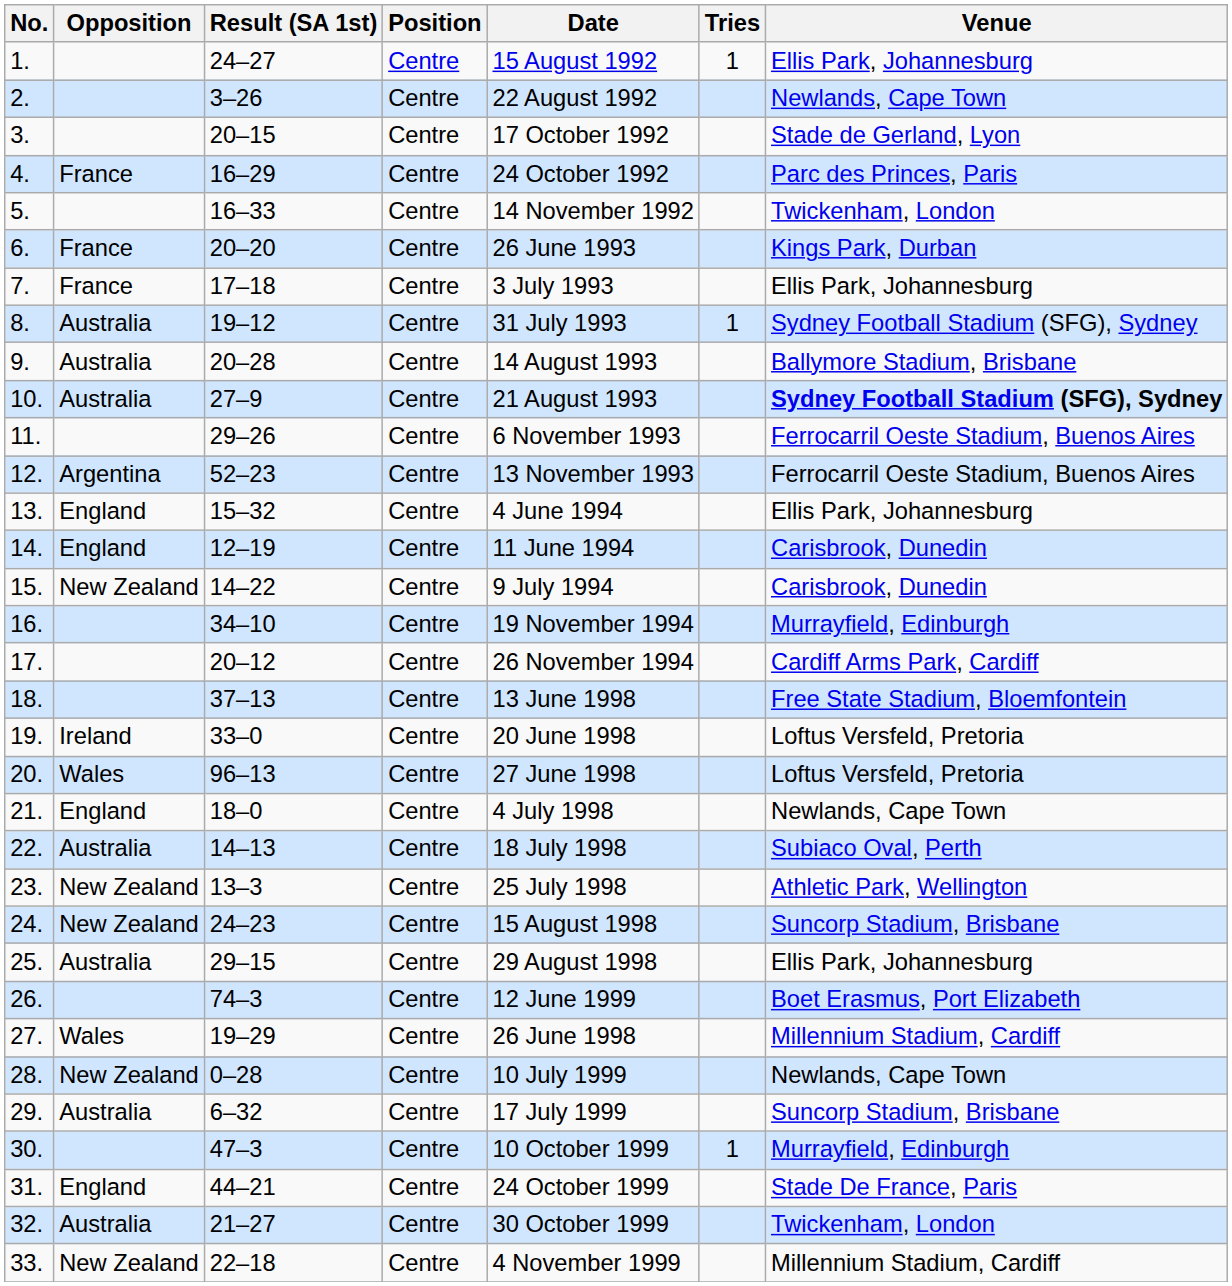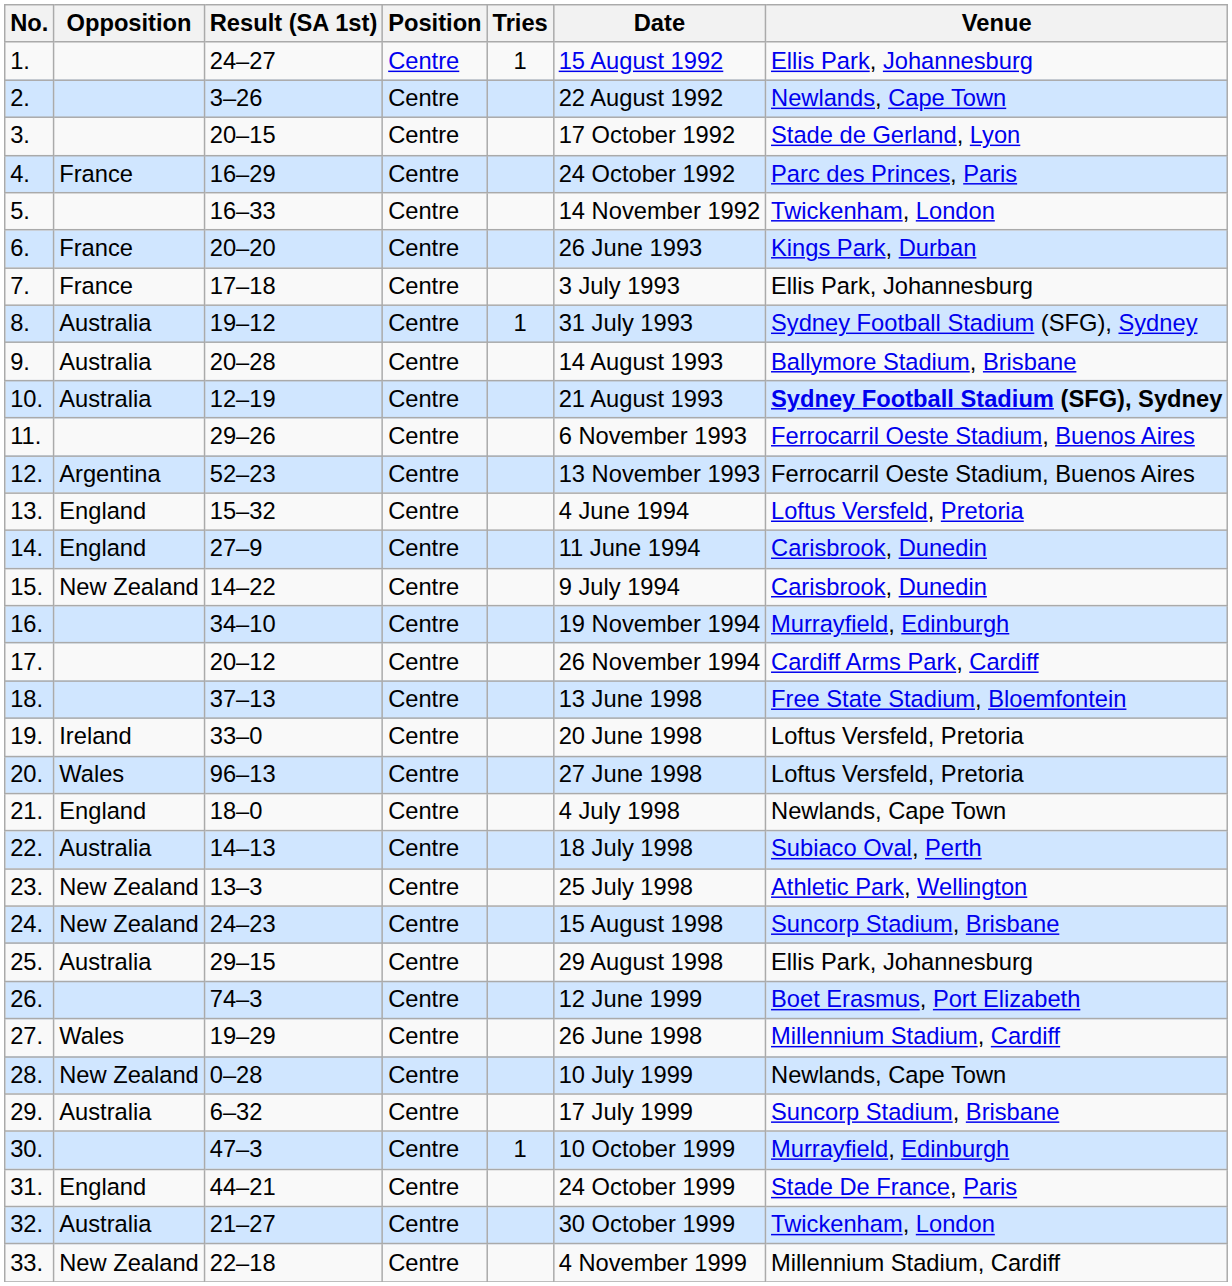columns swapped: (732, 23) <-> (593, 23)
(236, 398) 27–9 -> (243, 398) 12–19
(902, 511) Ellis Park, Johannesburg -> (897, 511) Loftus Versfeld, Pretoria
(243, 549) 12–19 -> (236, 549) 27–9
